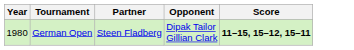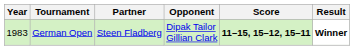+ column: (331, 12)
(17, 33) 1980 -> (17, 33) 1983
